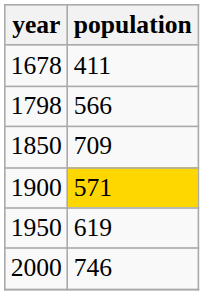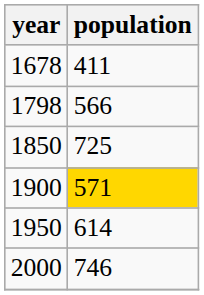(93, 146) 709 -> (93, 146) 725
(93, 227) 619 -> (93, 227) 614
